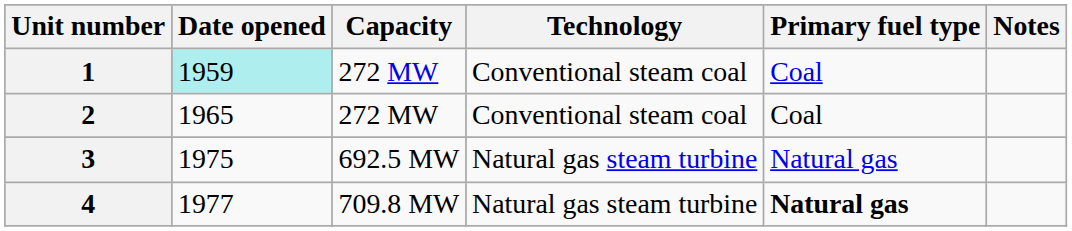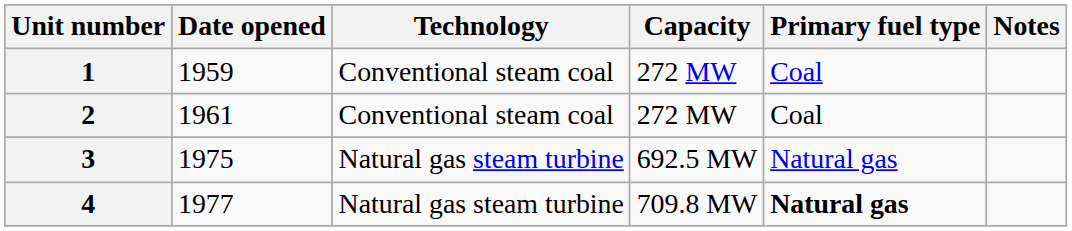columns swapped: (399, 26) <-> (615, 26)
(206, 70) paleturquoise background -> (206, 70) no background
(206, 114) 1965 -> (206, 114) 1961
